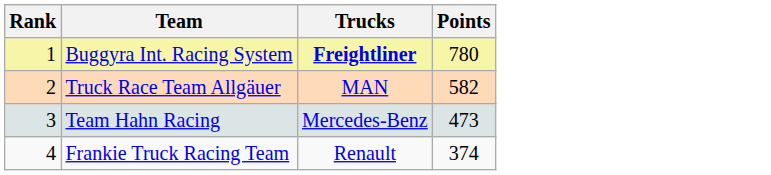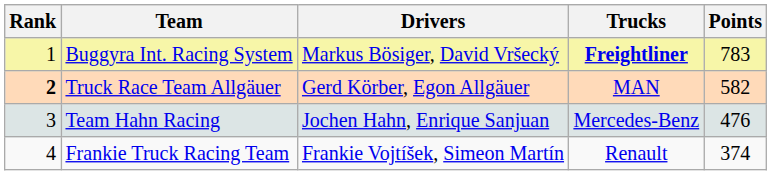+ column: (433, 21)
(464, 54) 780 -> (735, 54) 783
(51, 87) normal -> (51, 87) bold
(464, 120) 473 -> (735, 120) 476
